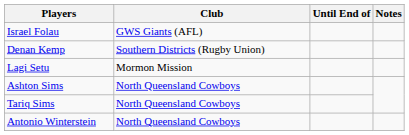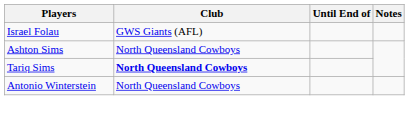- row: (36, 50)
- row: (28, 68)
(178, 104) normal -> (182, 68) bold
